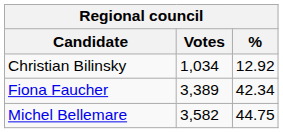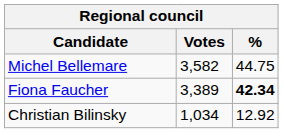rows swapped: (68, 115) <-> (67, 66)
(255, 90) normal -> (255, 90) bold
